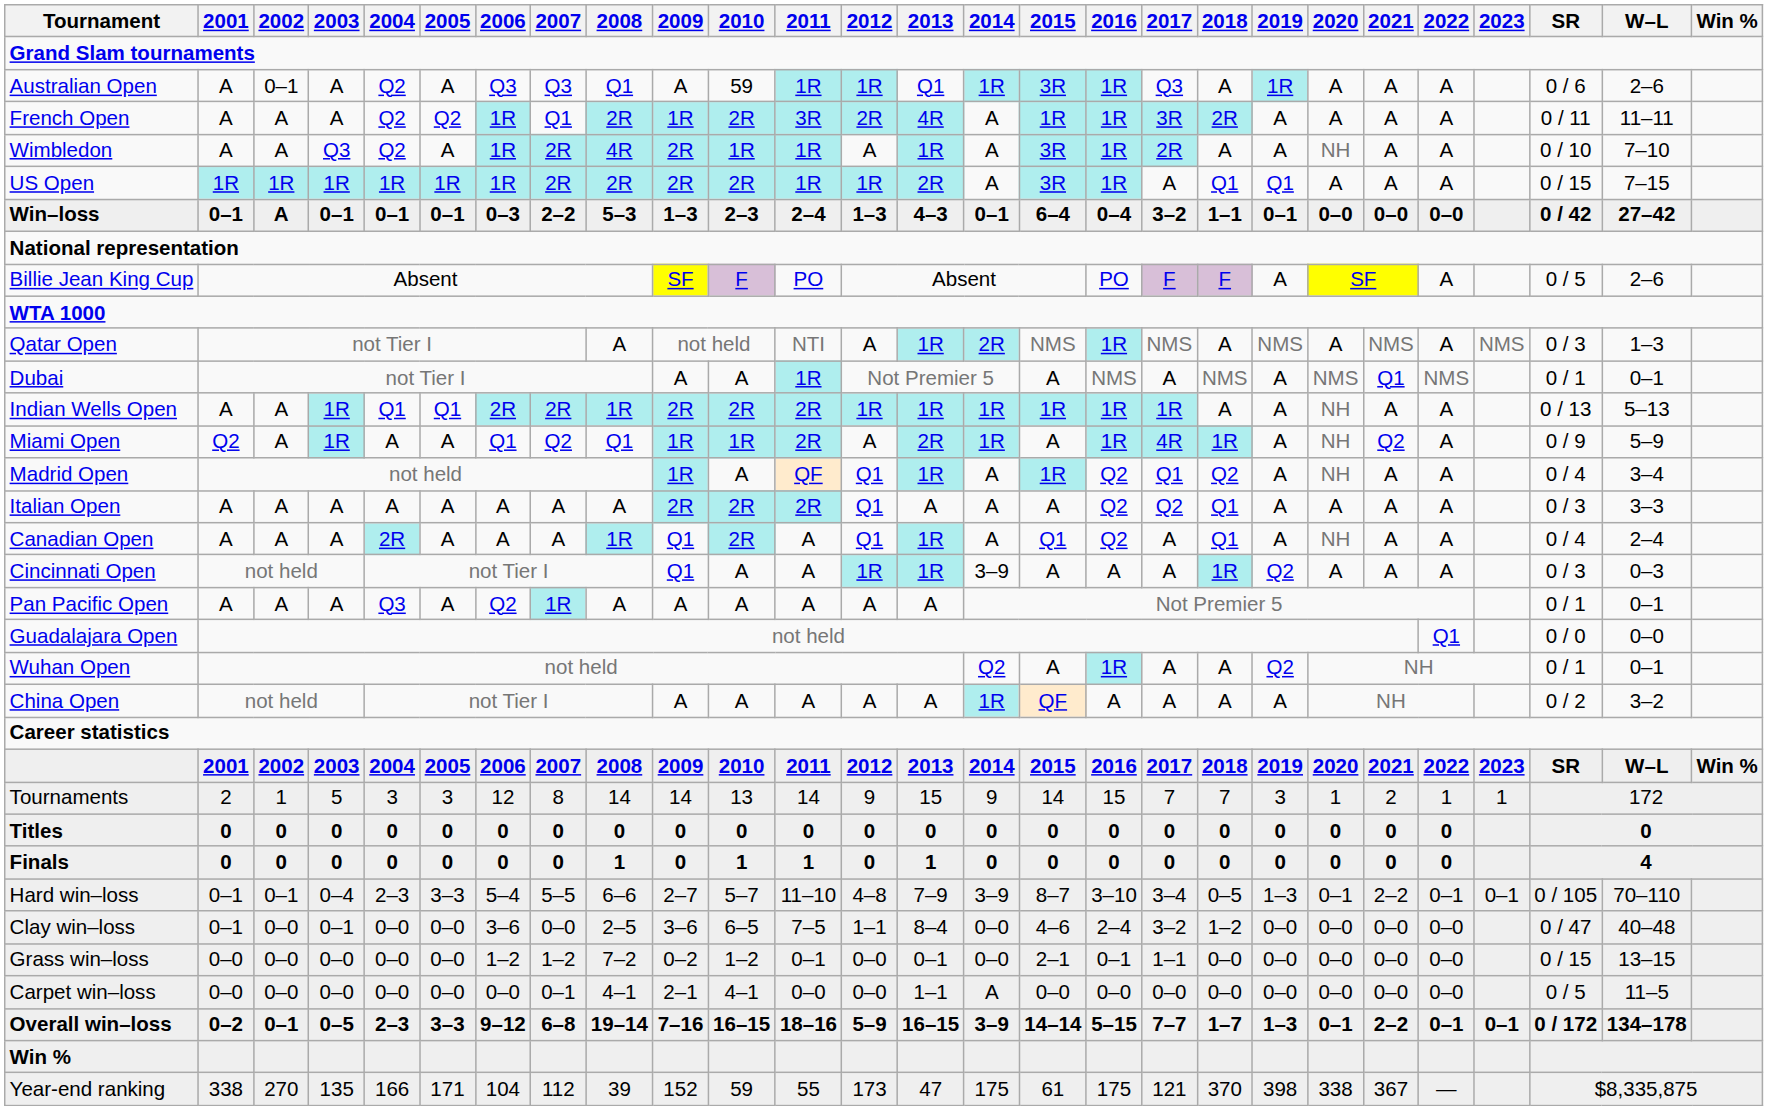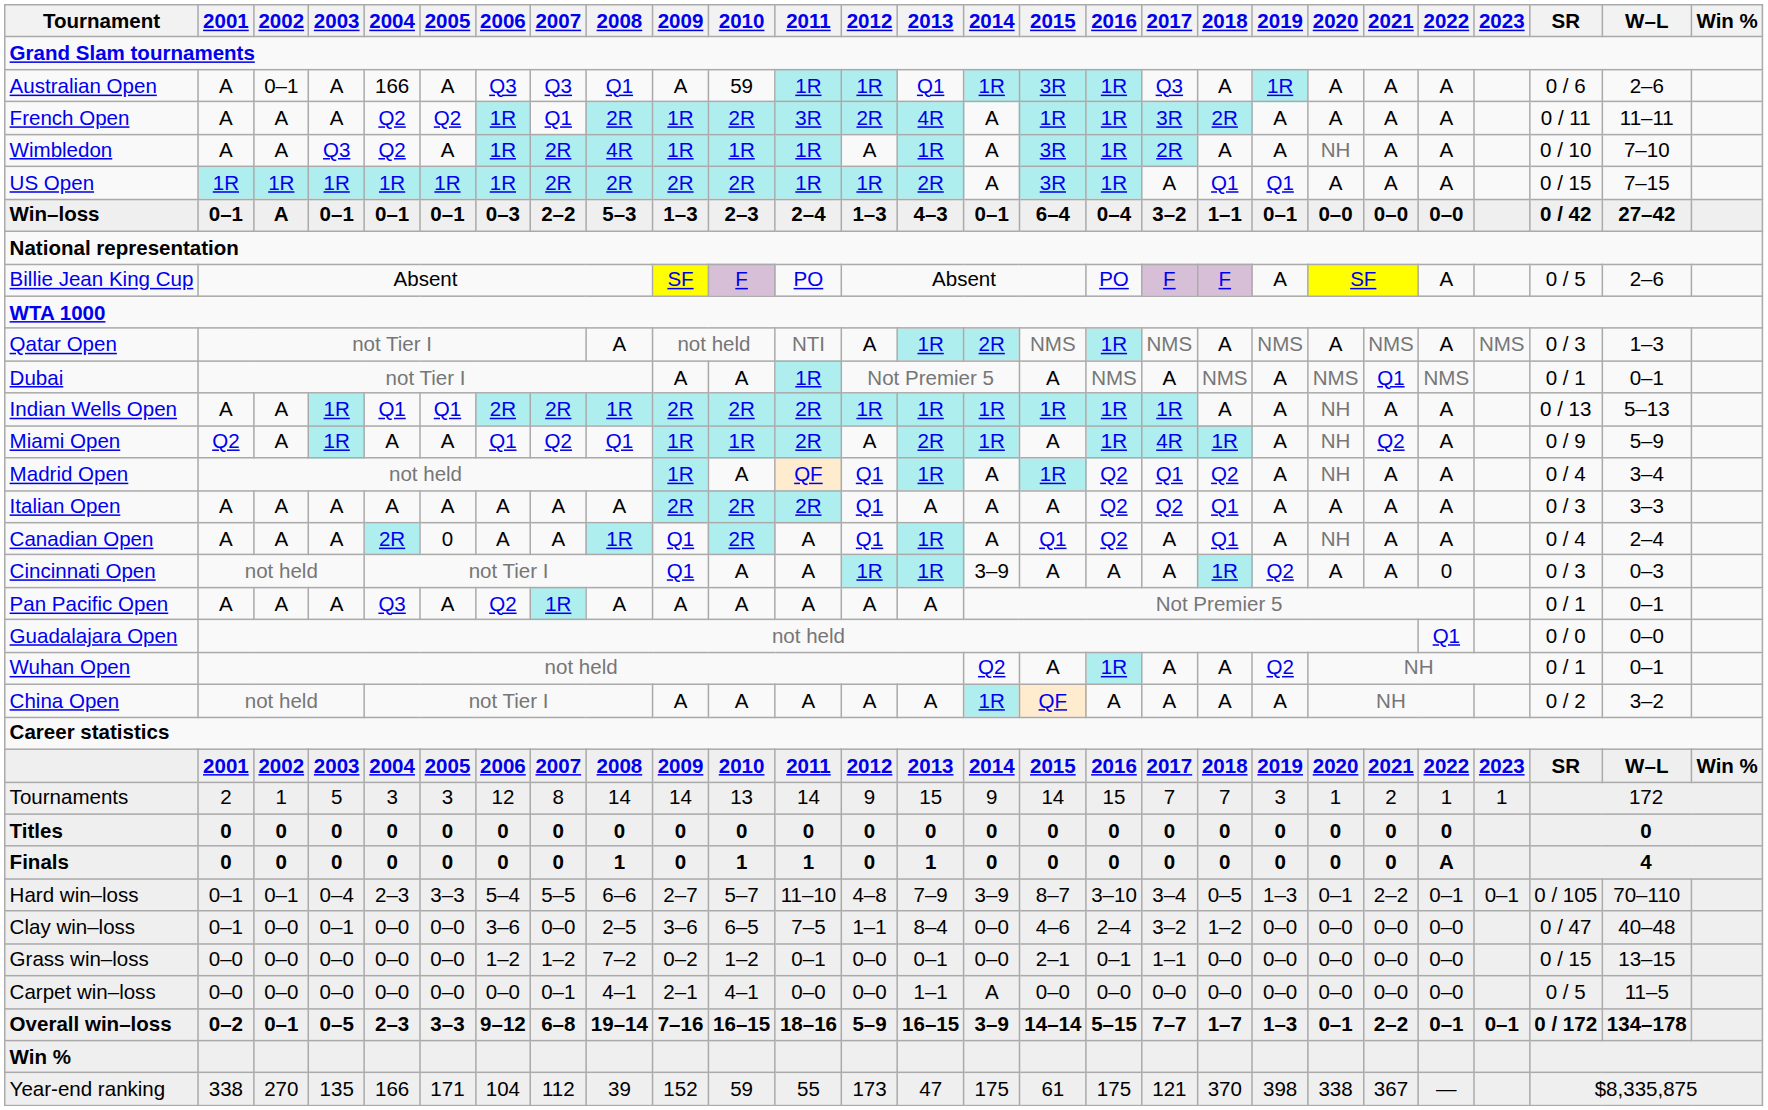(392, 85) Q2 -> (392, 85) 166
(680, 150) 2R -> (680, 150) 1R
(447, 538) A -> (447, 538) 0
(1446, 571) A -> (1446, 571) 0
(1446, 862) 0 -> (1446, 862) A
